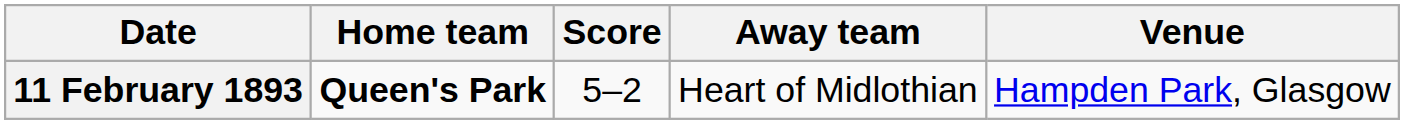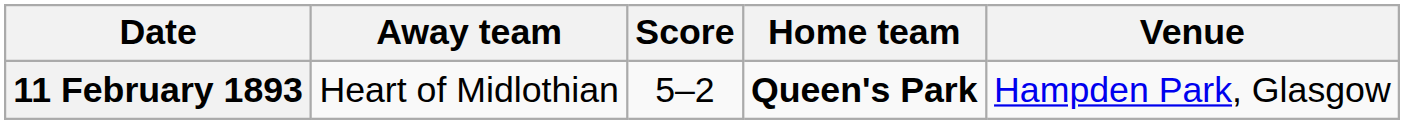columns swapped: (433, 32) <-> (828, 32)
